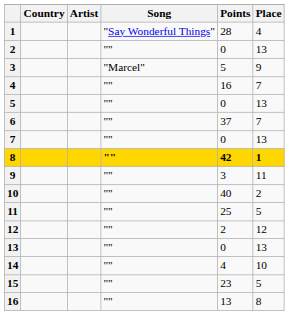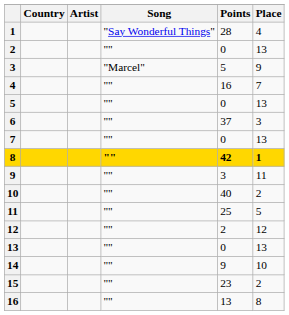(259, 121) 7 -> (259, 121) 3
(223, 265) 4 -> (223, 265) 9
(259, 283) 5 -> (259, 283) 2
